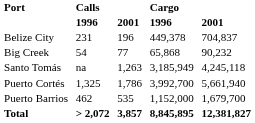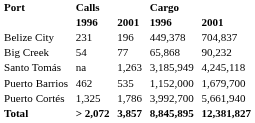rows swapped: (36, 98) <-> (34, 83)
